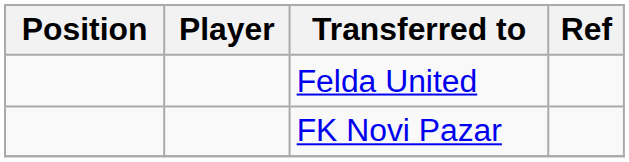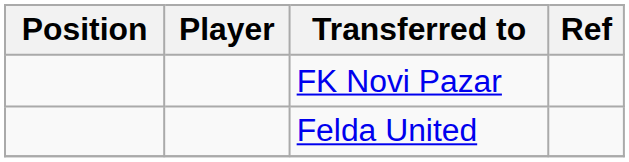rows swapped: (387, 80) <-> (399, 130)
